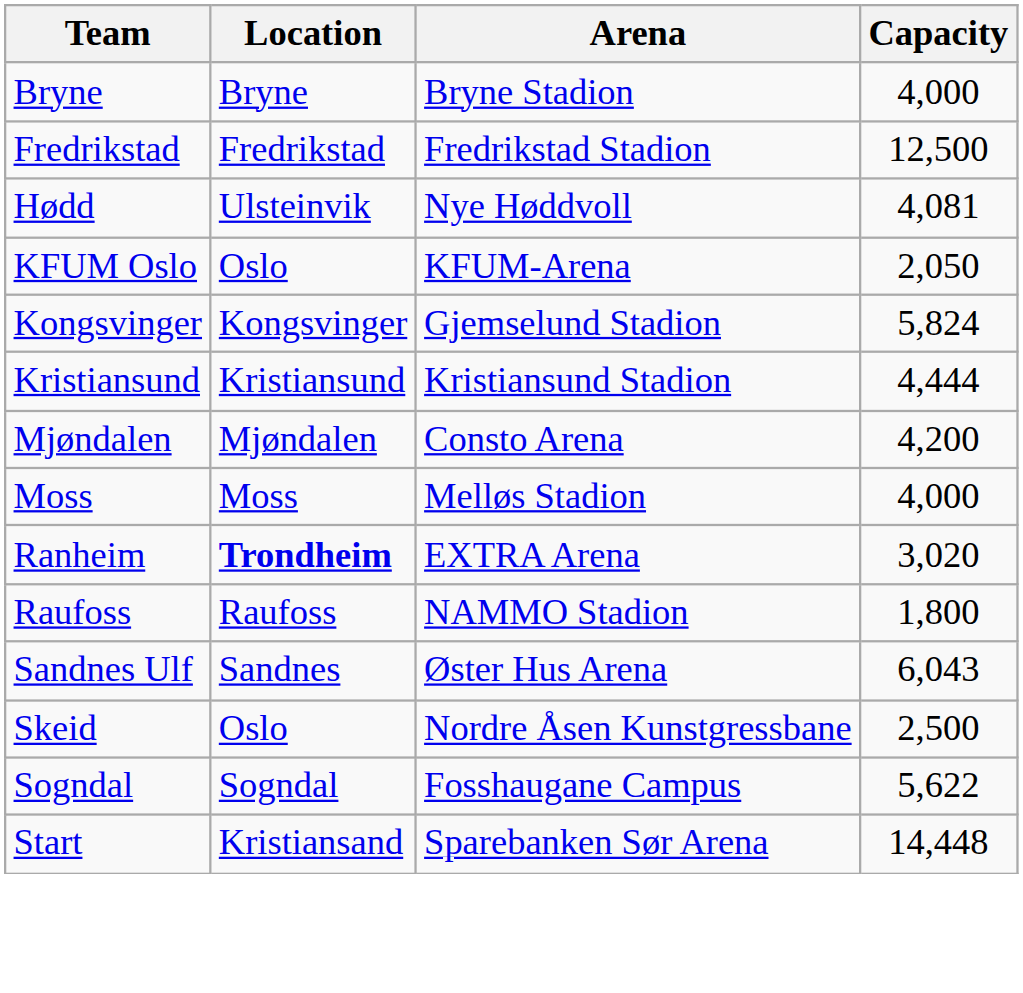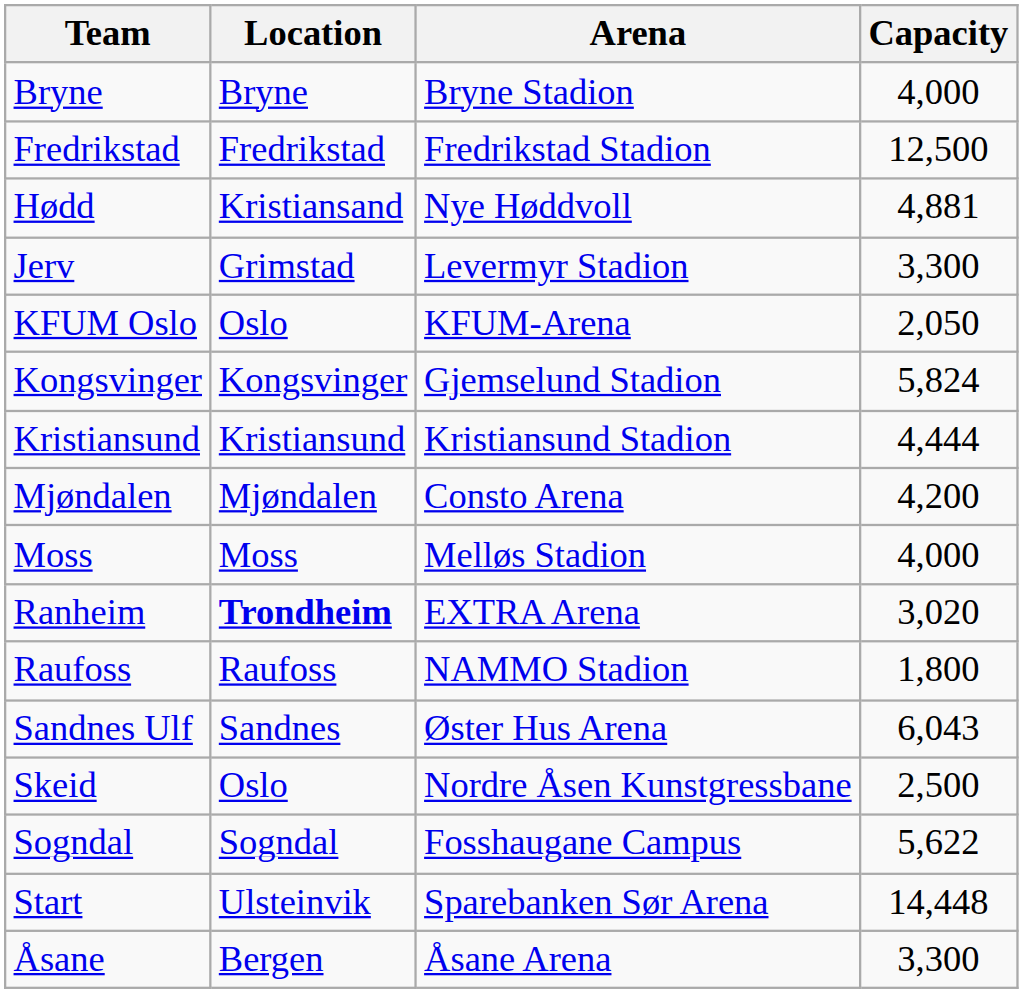(295, 206) Ulsteinvik -> (311, 206) Kristiansand
(938, 206) 4,081 -> (938, 206) 4,881
+ row: (44, 264)
(311, 843) Kristiansand -> (295, 901) Ulsteinvik
+ row: (59, 959)
